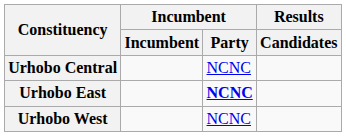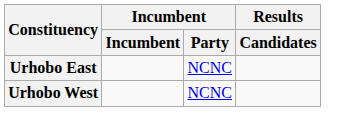- row: (63, 67)
(230, 93) bold -> (210, 67) normal
